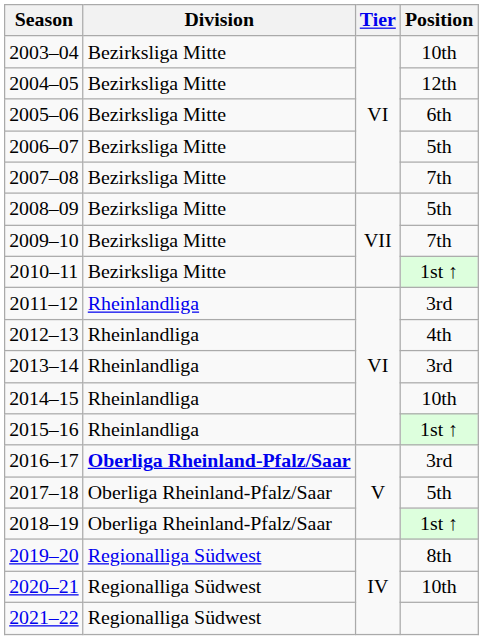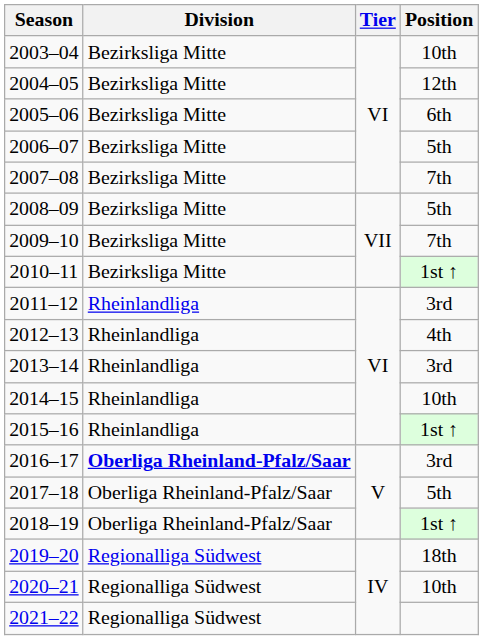(439, 555) 8th -> (439, 555) 18th
